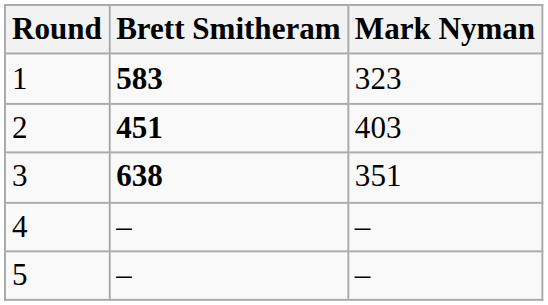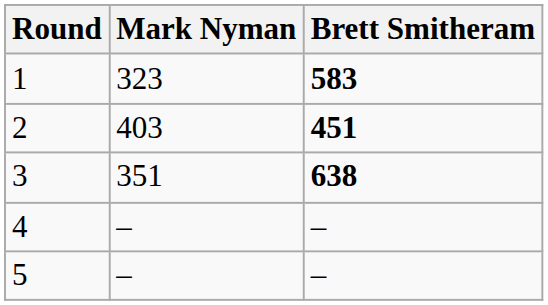columns swapped: (228, 29) <-> (445, 29)
